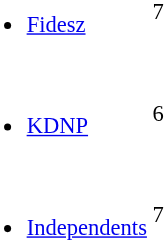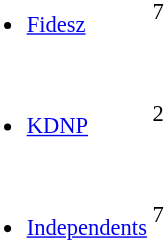(158, 114) 6 -> (158, 114) 2
